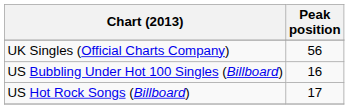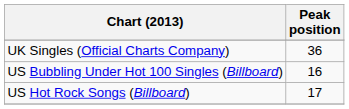(315, 51) 56 -> (315, 51) 36
